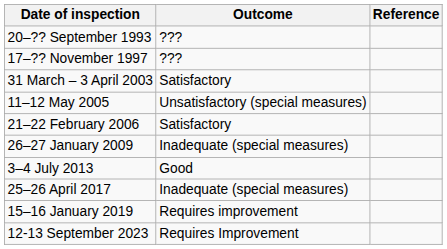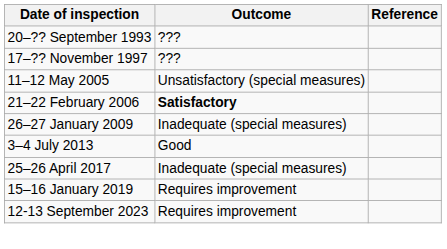- row: (80, 80)
(195, 124) normal -> (197, 102) bold
(229, 233) Requires Improvement -> (227, 211) Requires improvement
